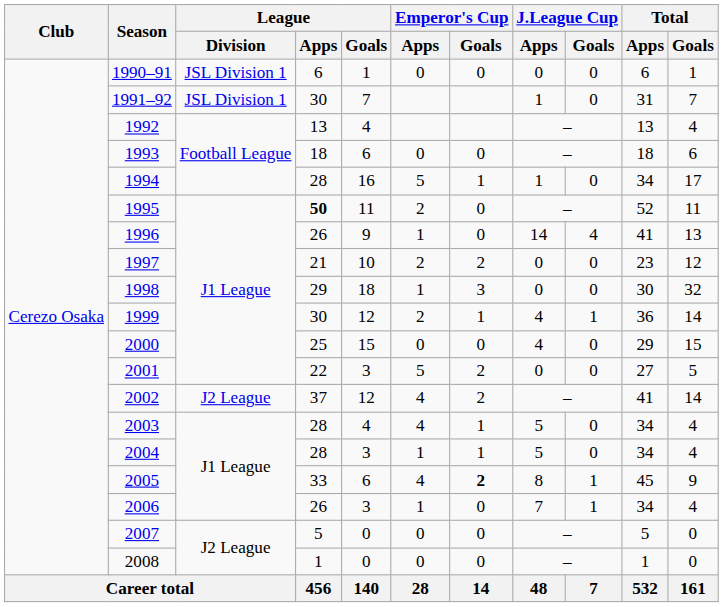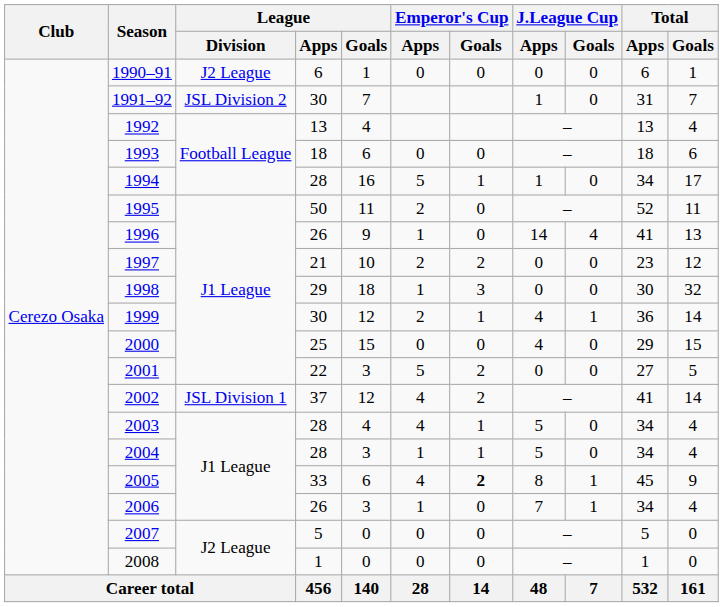(236, 72) JSL Division 1 -> (236, 72) J2 League
(236, 99) JSL Division 1 -> (236, 99) JSL Division 2
(318, 208) bold -> (318, 208) normal
(236, 398) J2 League -> (236, 398) JSL Division 1
